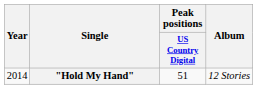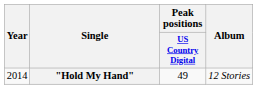(183, 76) 51 -> (183, 76) 49
